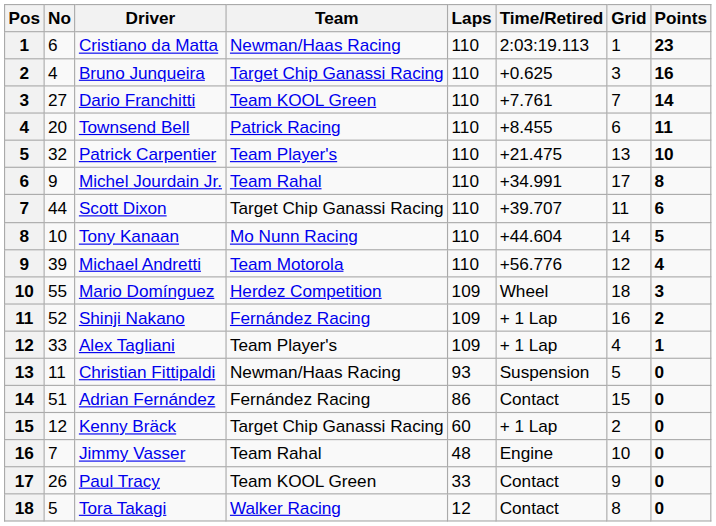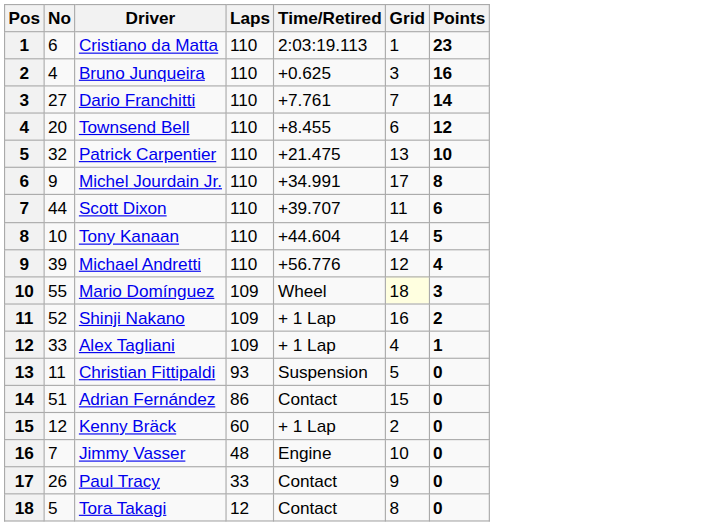- column: (337, 18)
(664, 127) 11 -> (442, 127) 12
(621, 290) no background -> (399, 290) lightyellow background
